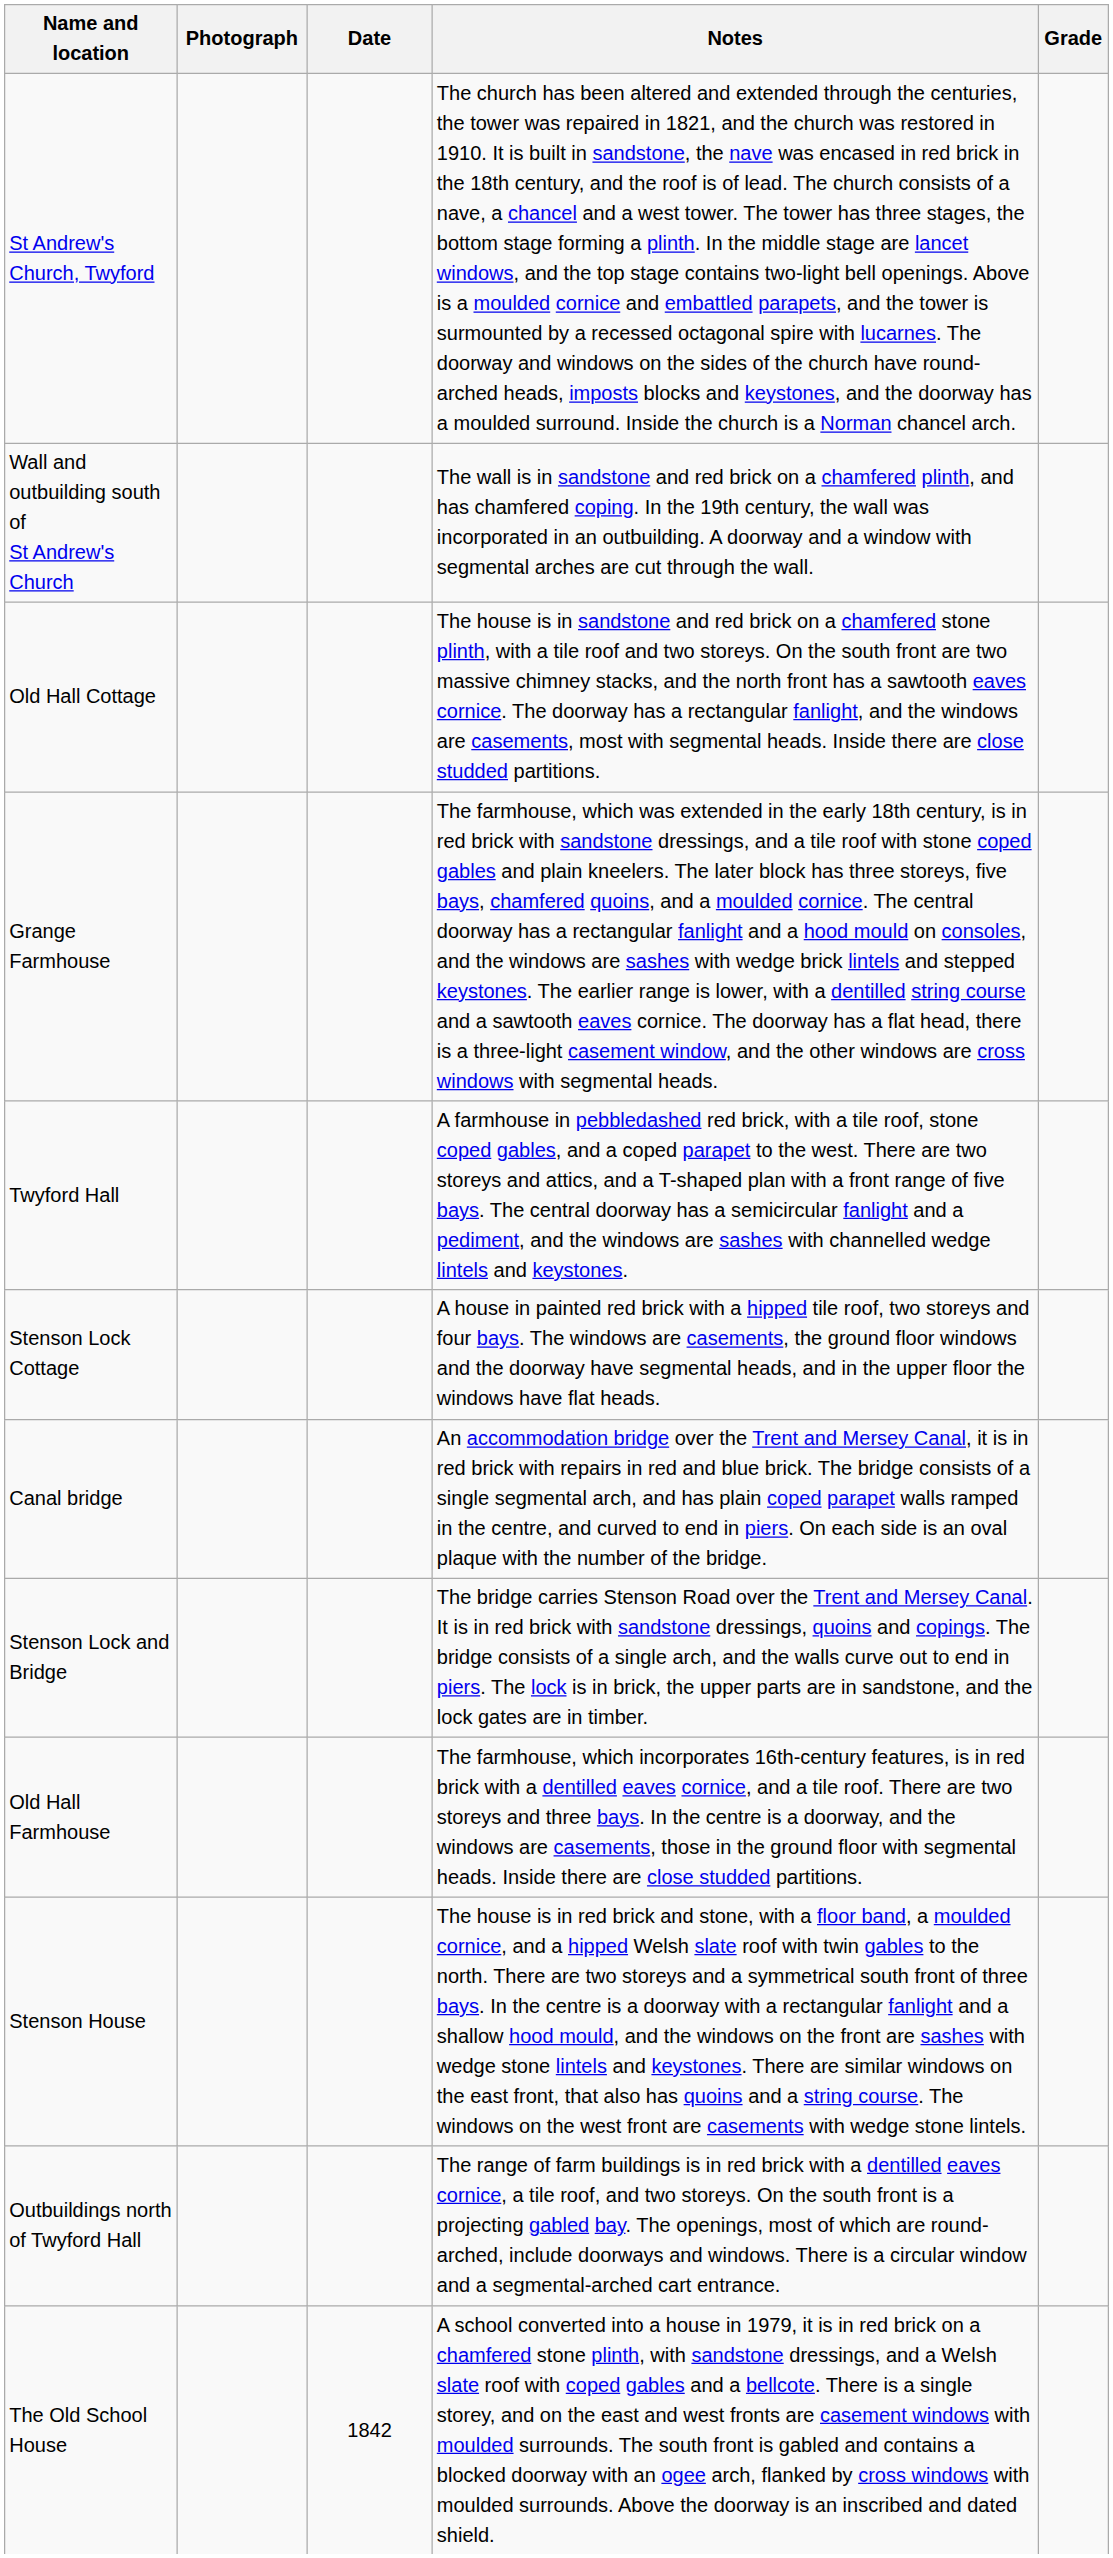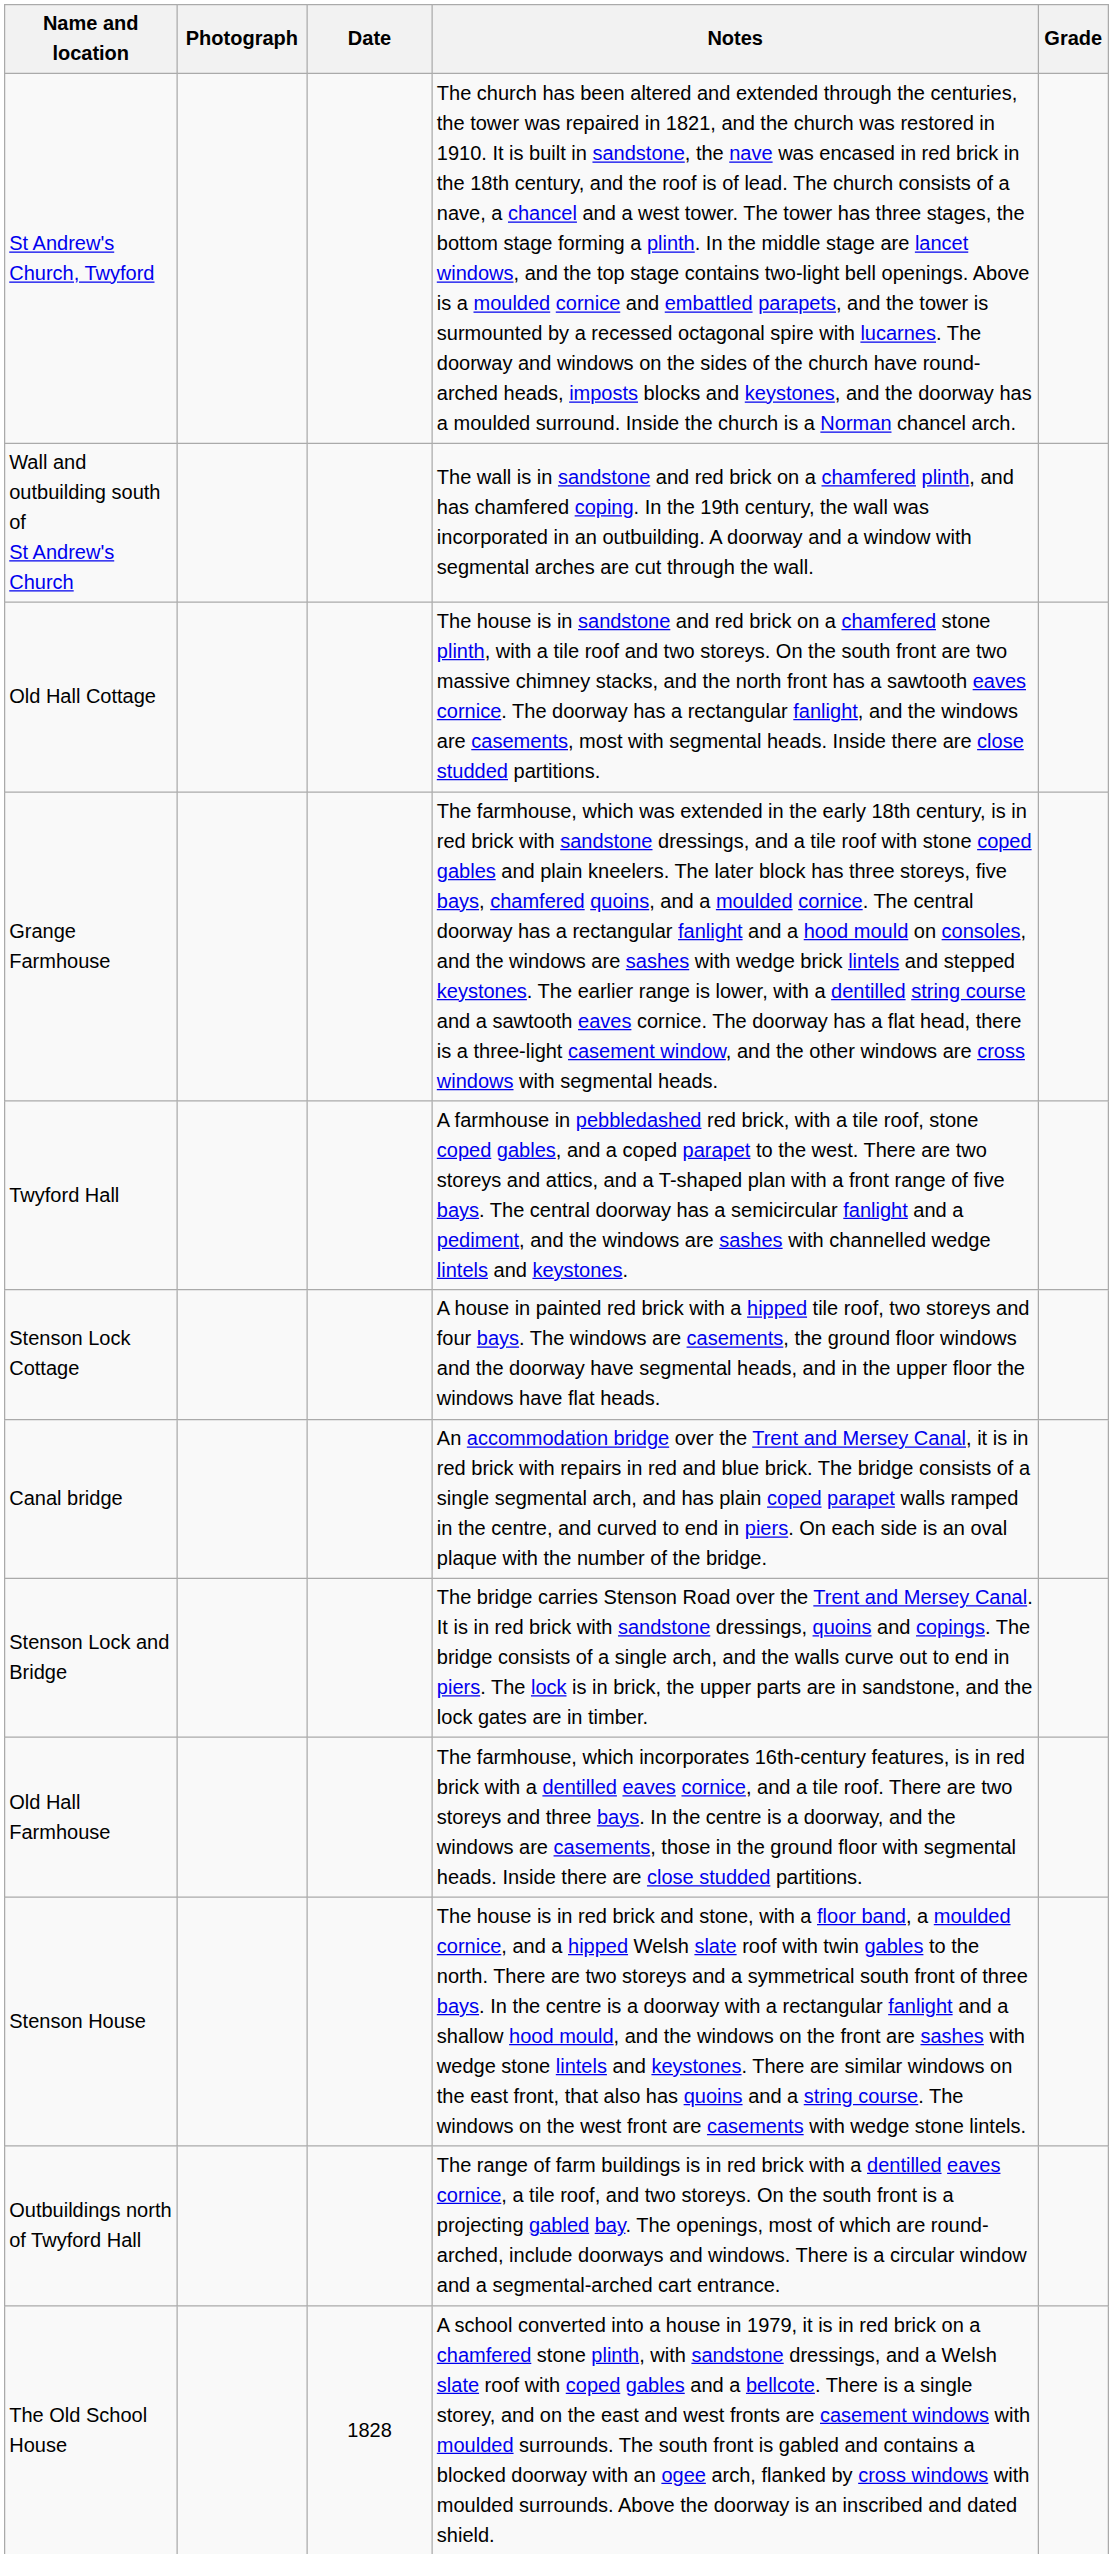(370, 2429) 1842 -> (370, 2429) 1828
